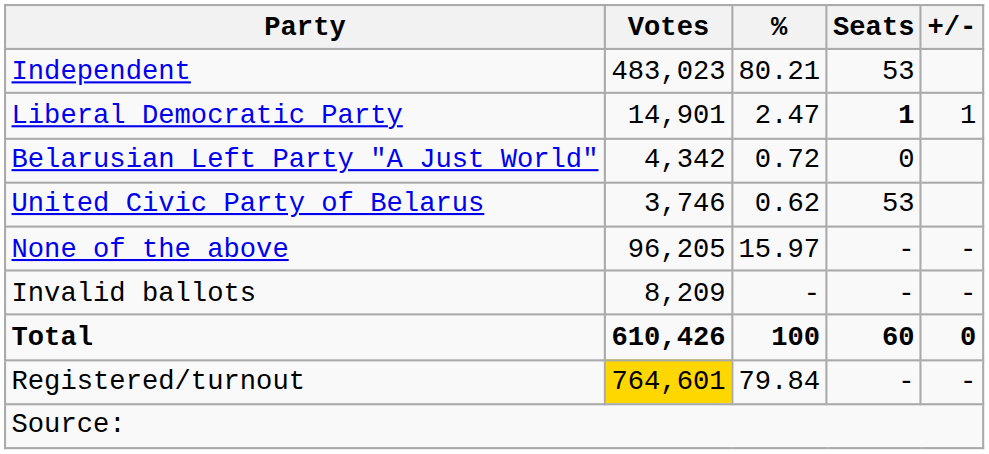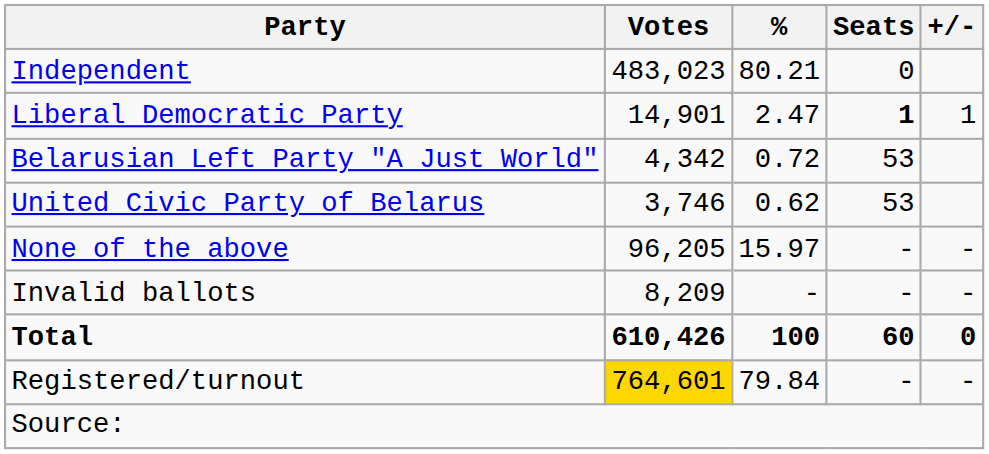(898, 71) 53 -> (906, 71) 0
(906, 160) 0 -> (898, 160) 53
